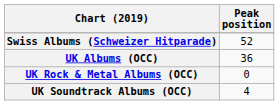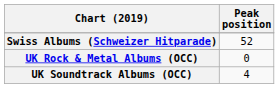- row: (112, 58)
